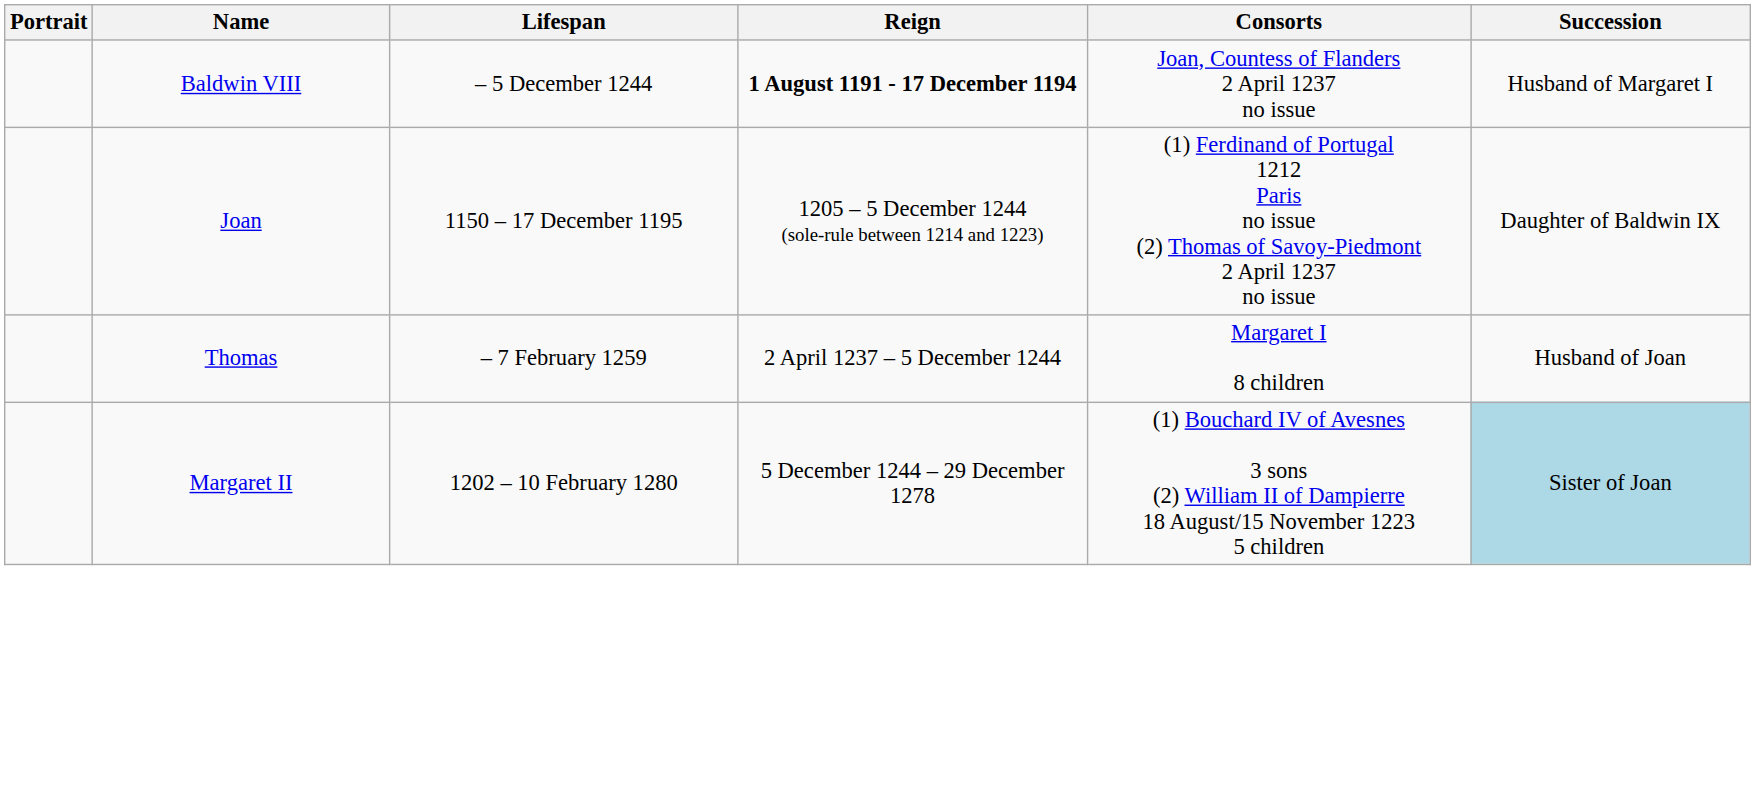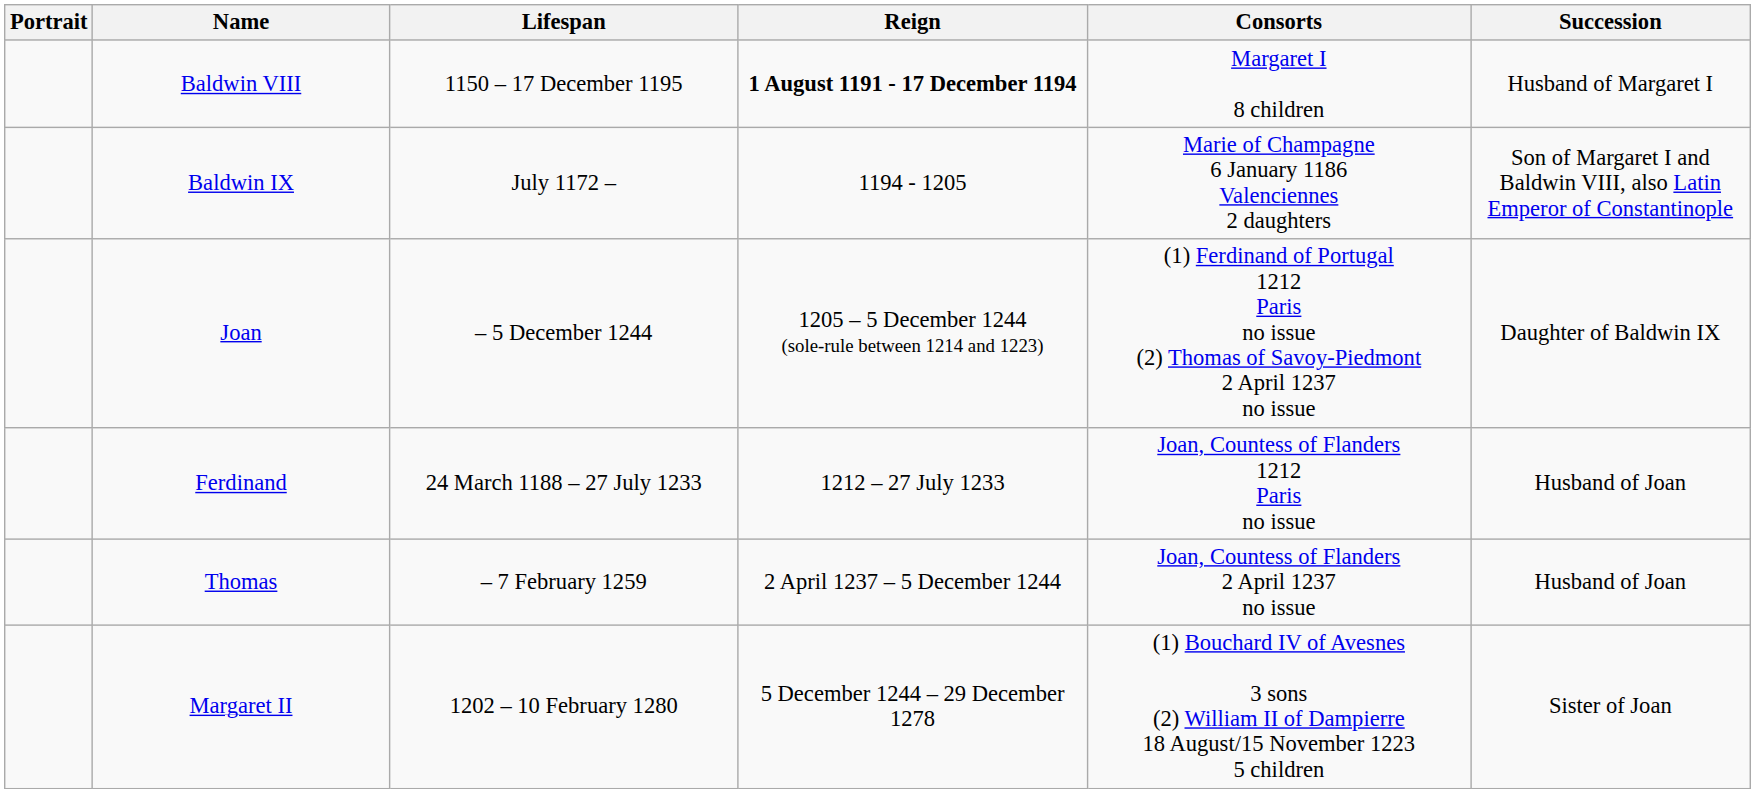(564, 83) – 5 December 1244 -> (564, 83) 1150 – 17 December 1195
(1279, 83) Joan, Countess of Flanders 2 April 1237 no issue -> (1279, 83) Margaret I 8 children
+ row: (241, 182)
(564, 220) 1150 – 17 December 1195 -> (564, 332) – 5 December 1244
+ row: (241, 482)
(1279, 358) Margaret I 8 children -> (1279, 581) Joan, Countess of Flanders 2 April 1237 no issue
(1610, 482) lightblue background -> (1610, 706) no background
